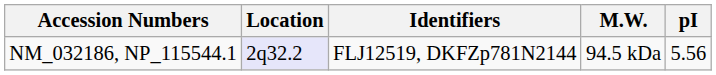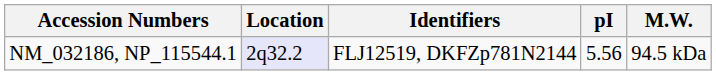columns swapped: (623, 20) <-> (688, 20)
